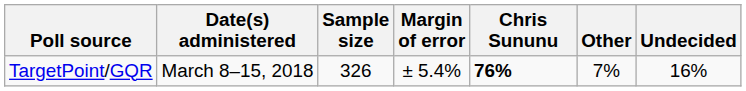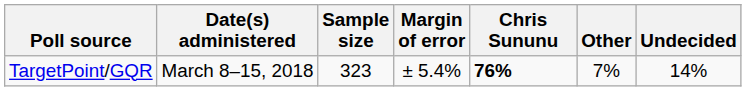(356, 71) 326 -> (356, 71) 323
(689, 71) 16% -> (689, 71) 14%
